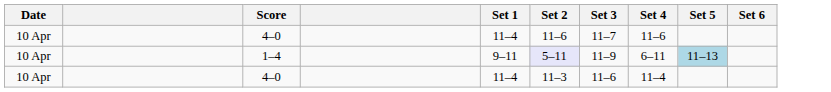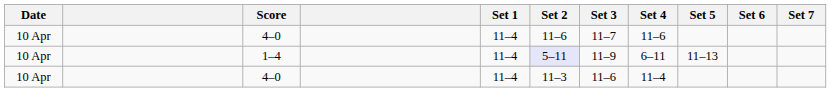+ column: (801, 15)
(505, 56) 9–11 -> (505, 56) 11–4
(702, 56) lightblue background -> (702, 56) no background
